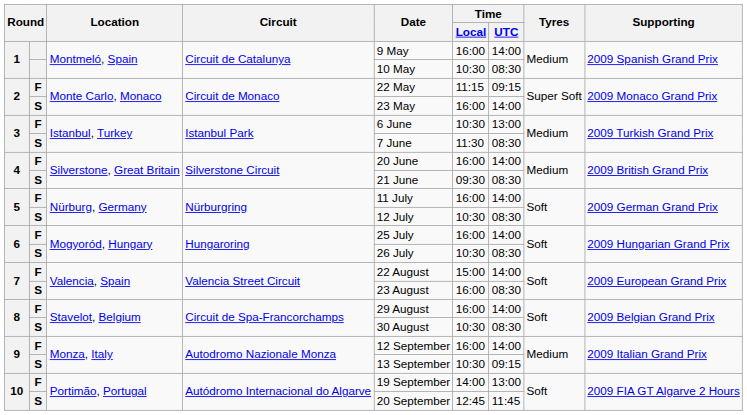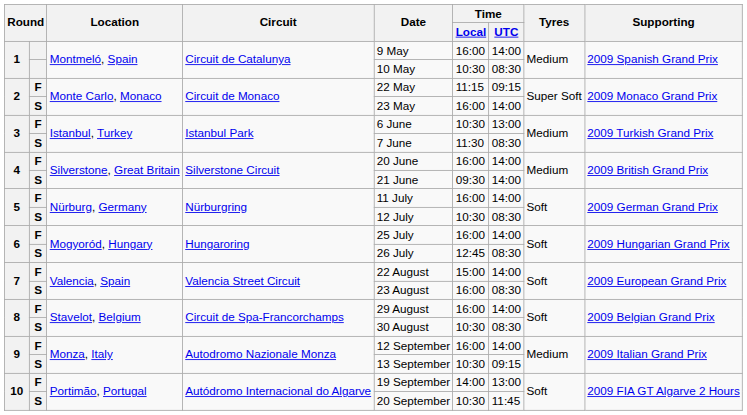(506, 179) 08:30 -> (506, 179) 14:00
(470, 253) 10:30 -> (470, 253) 12:45
(470, 400) 12:45 -> (470, 400) 10:30
